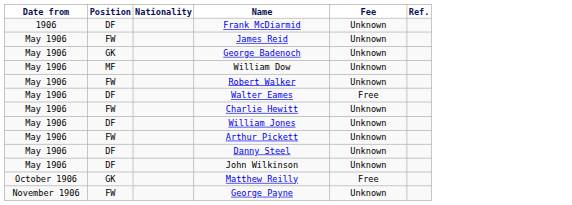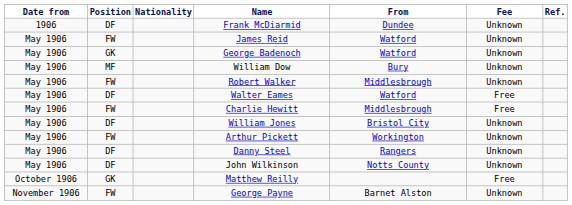+ column: (398, 11)
(368, 109) Unknown -> (504, 109) Free
